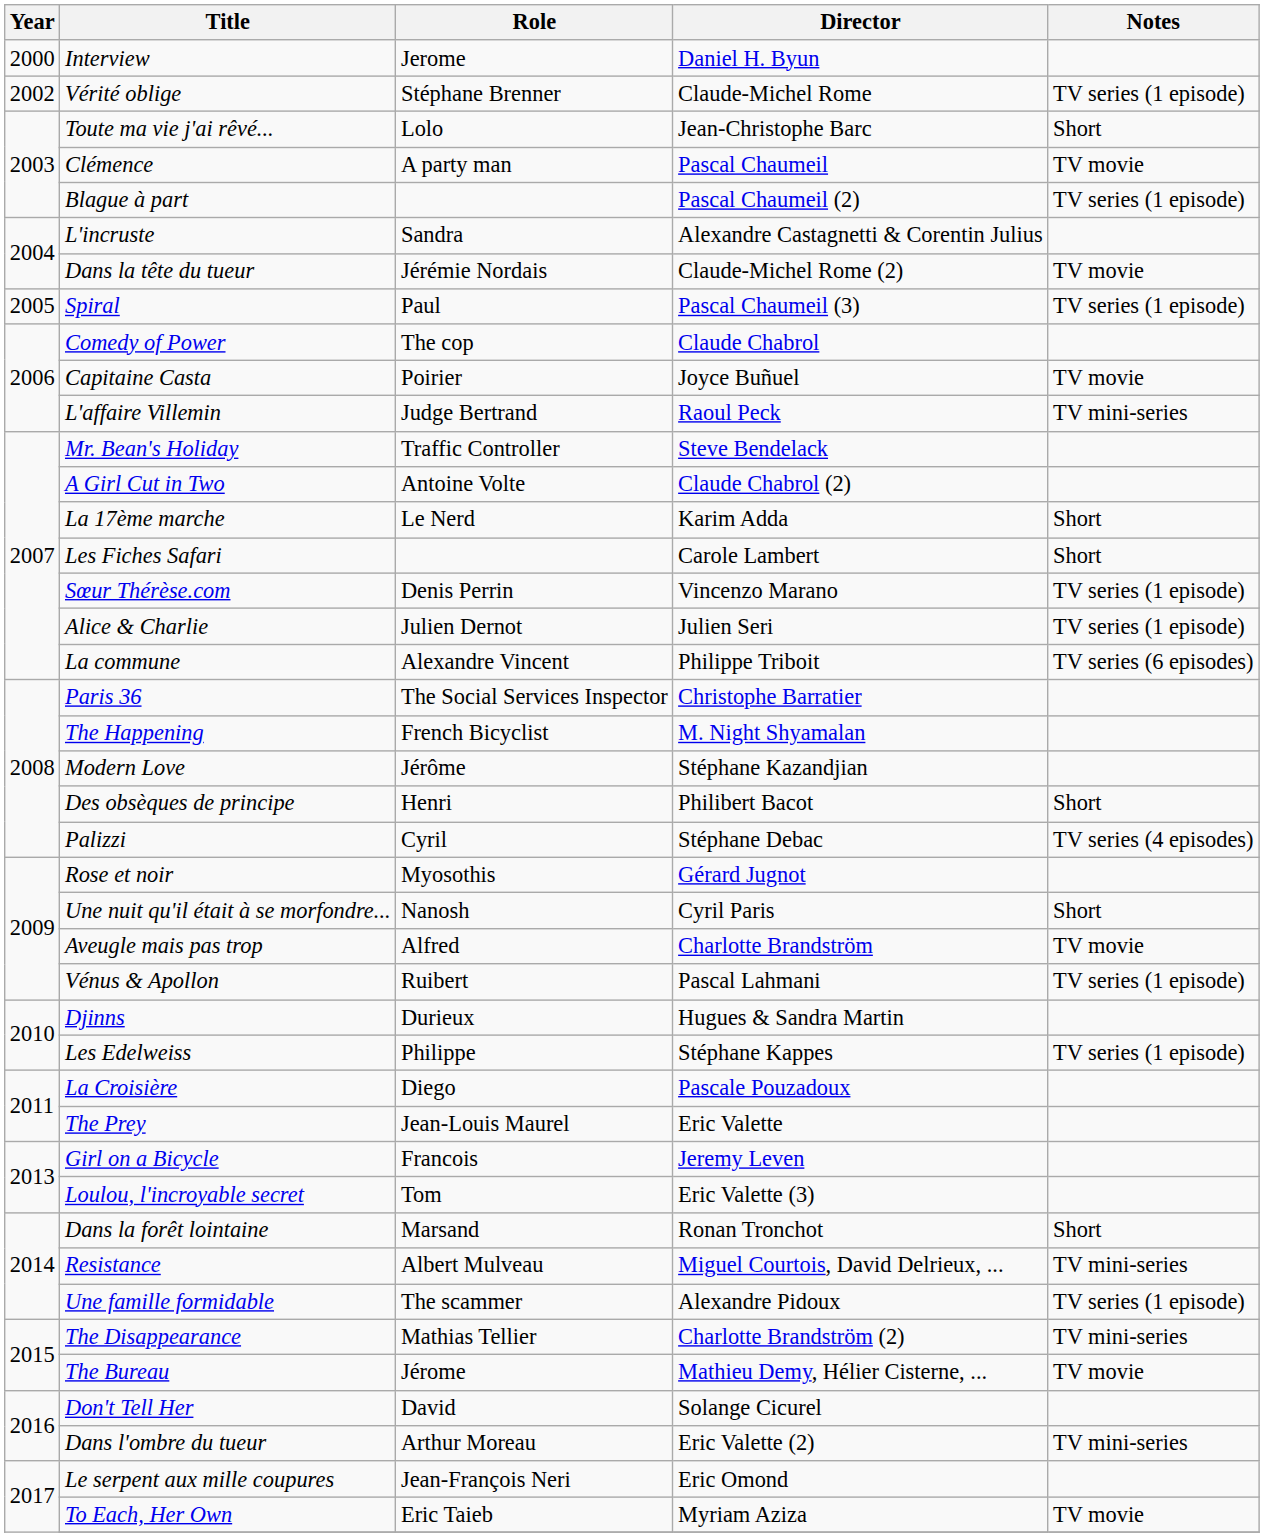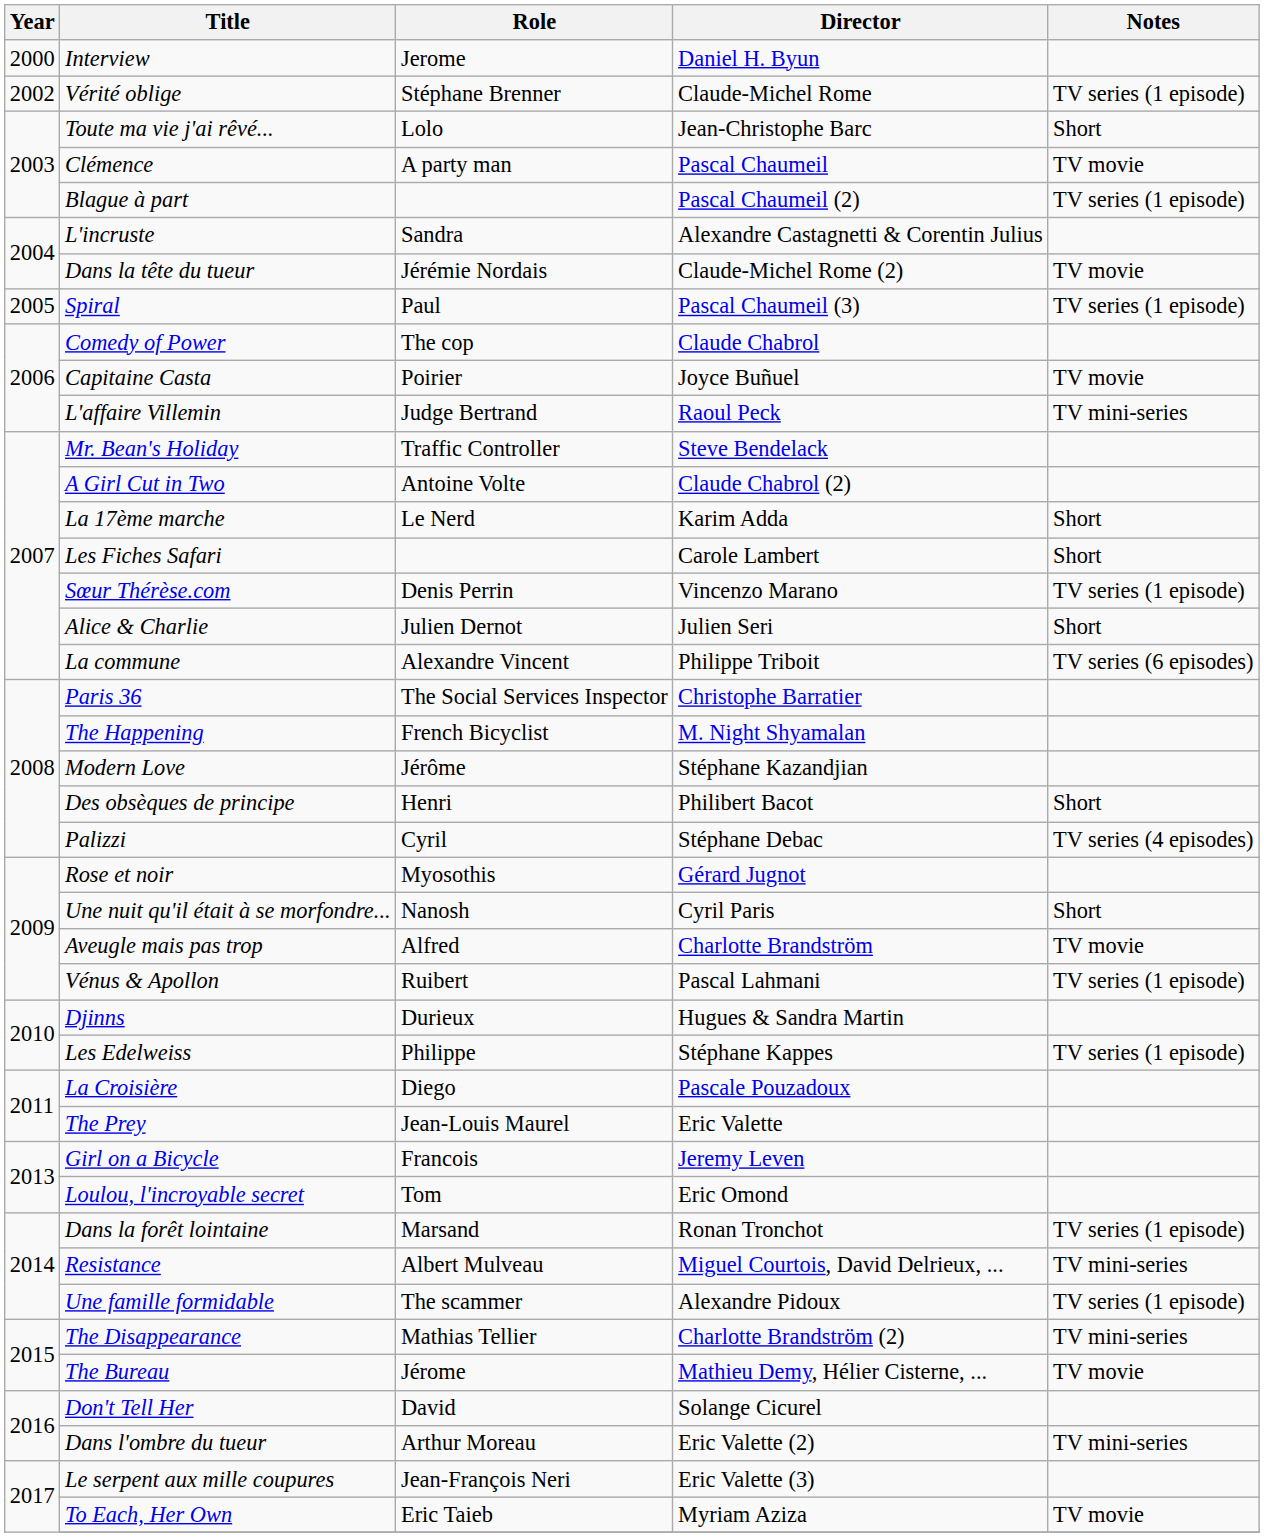(1149, 626) TV series (1 episode) -> (1077, 626) Short
(746, 1194) Eric Valette (3) -> (733, 1194) Eric Omond
(1077, 1230) Short -> (1149, 1230) TV series (1 episode)
(733, 1478) Eric Omond -> (746, 1478) Eric Valette (3)
